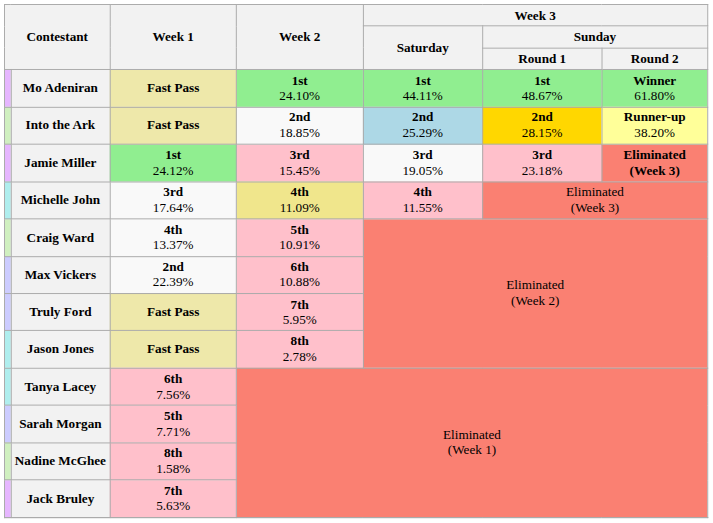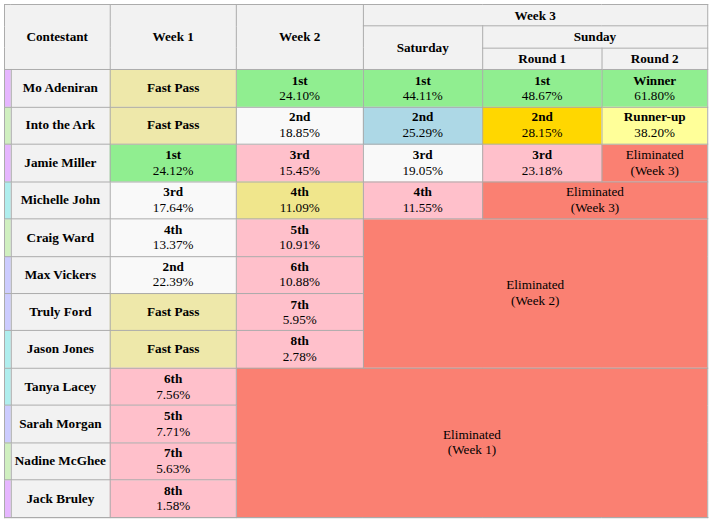(655, 162) bold -> (655, 162) normal
(173, 460) 8th 1.58% -> (173, 460) 7th 5.63%
(173, 498) 7th 5.63% -> (173, 498) 8th 1.58%
